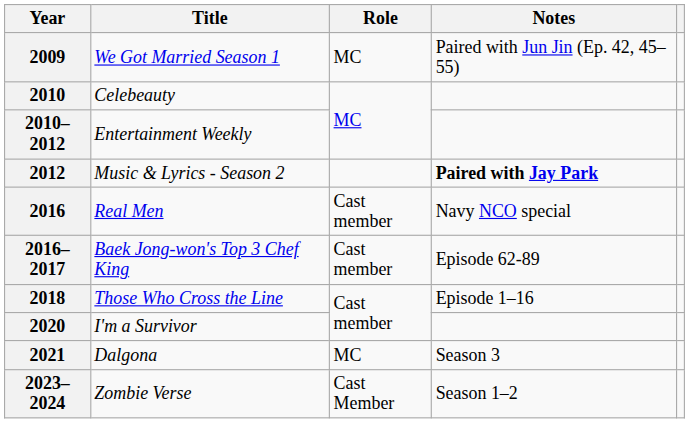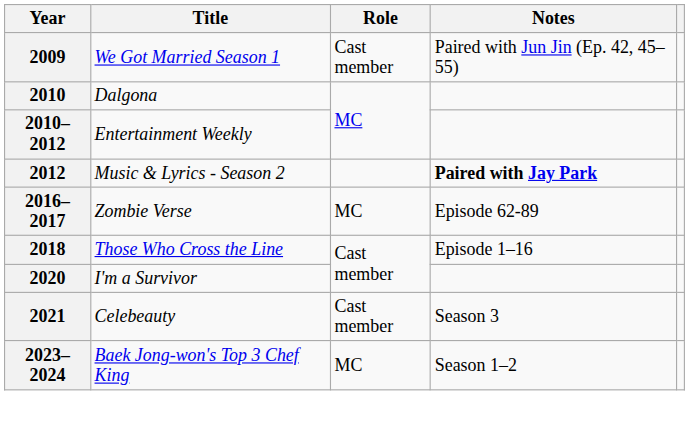(348, 57) MC -> (364, 57) Cast member
(135, 95) Celebeauty -> (126, 95) Dalgona
- row: (47, 211)
(196, 259) Baek Jong-won's Top 3 Chef King -> (143, 211) Zombie Verse
(363, 259) Cast member -> (348, 211) MC
(126, 355) Dalgona -> (135, 316) Celebeauty
(348, 355) MC -> (364, 316) Cast member
(143, 393) Zombie Verse -> (197, 365) Baek Jong-won's Top 3 Chef King
(364, 393) Cast Member -> (348, 365) MC
